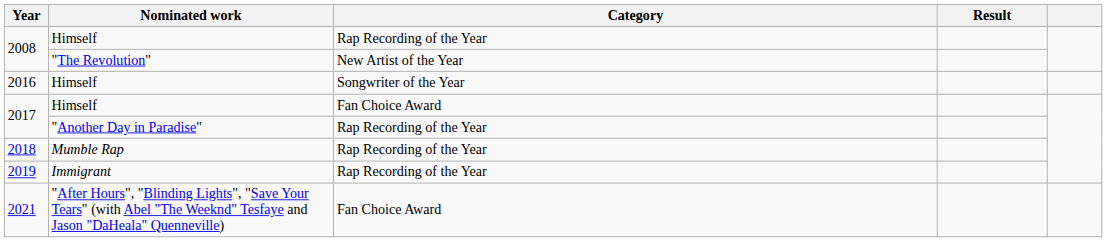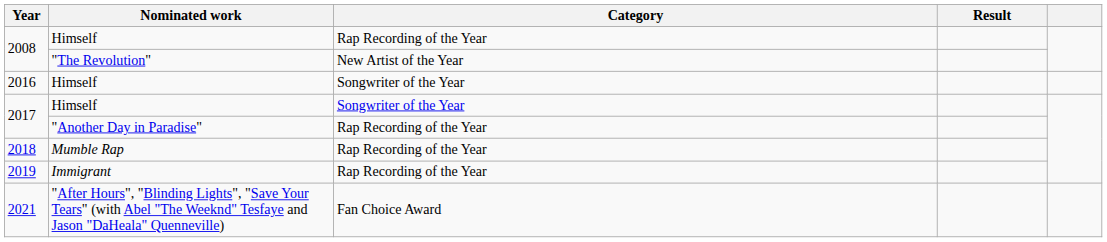(389, 104) Fan Choice Award -> (401, 104) Songwriter of the Year
